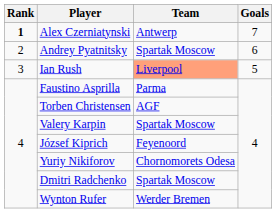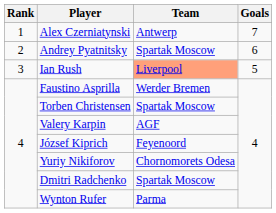(21, 32) bold -> (21, 32) normal
(151, 87) Parma -> (173, 87) Werder Bremen
(148, 106) AGF -> (175, 106) Spartak Moscow
(175, 124) Spartak Moscow -> (148, 124) AGF
(173, 198) Werder Bremen -> (151, 198) Parma
